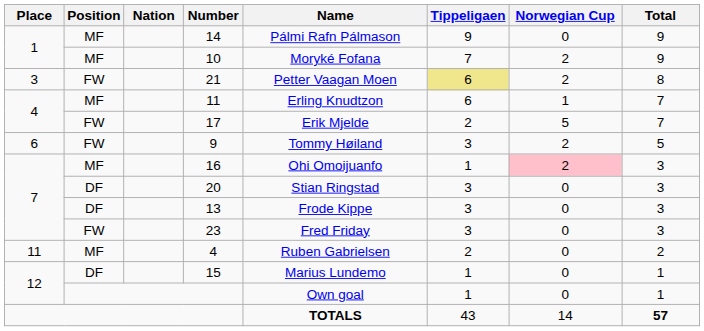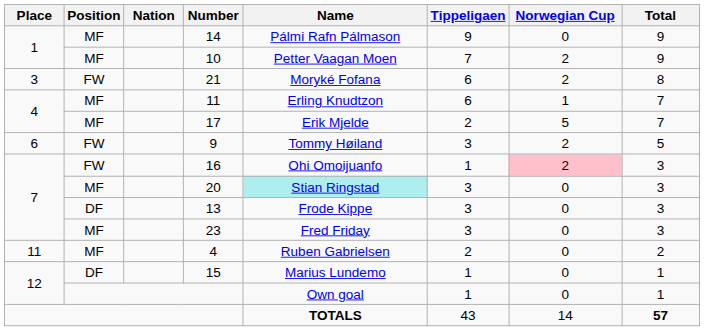(335, 58) Moryké Fofana -> (335, 58) Petter Vaagan Moen
(335, 80) Petter Vaagan Moen -> (335, 80) Moryké Fofana
(468, 80) khaki background -> (468, 80) no background
(94, 122) FW -> (94, 122) MF
(94, 165) MF -> (94, 165) FW
(94, 187) DF -> (94, 187) MF
(335, 187) no background -> (335, 187) paleturquoise background
(94, 229) FW -> (94, 229) MF
